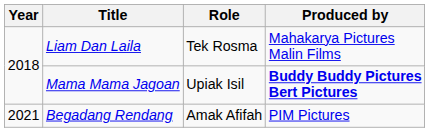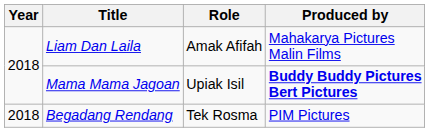(222, 46) Tek Rosma -> (224, 46) Amak Afifah
(24, 115) 2021 -> (24, 115) 2018
(224, 115) Amak Afifah -> (222, 115) Tek Rosma
